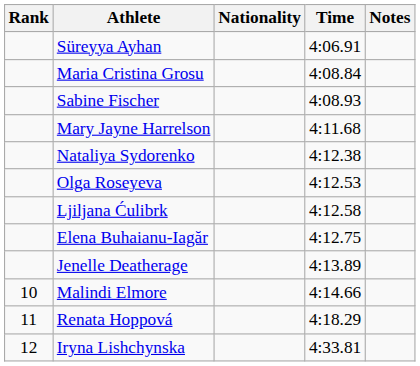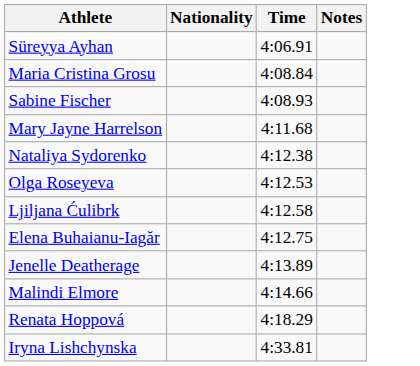- column: (29, 18)
